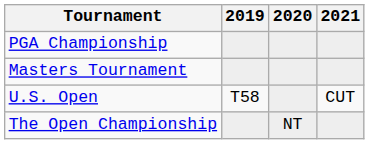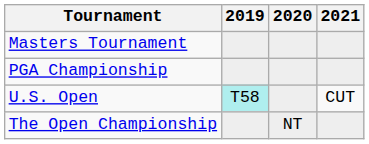rows swapped: (98, 72) <-> (88, 45)
(245, 99) no background -> (245, 99) paleturquoise background
